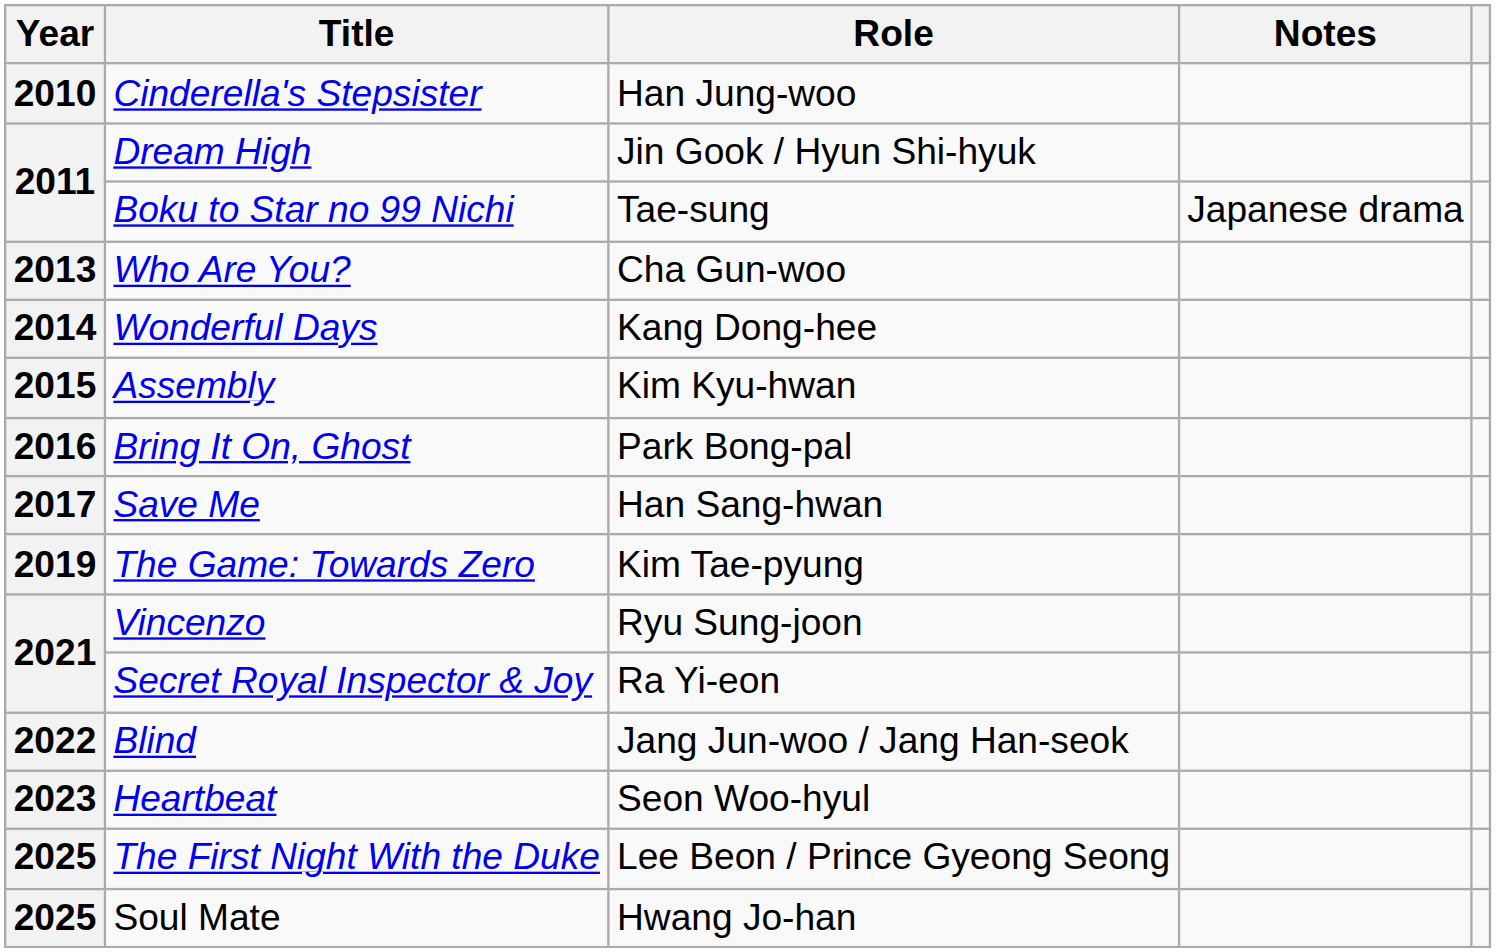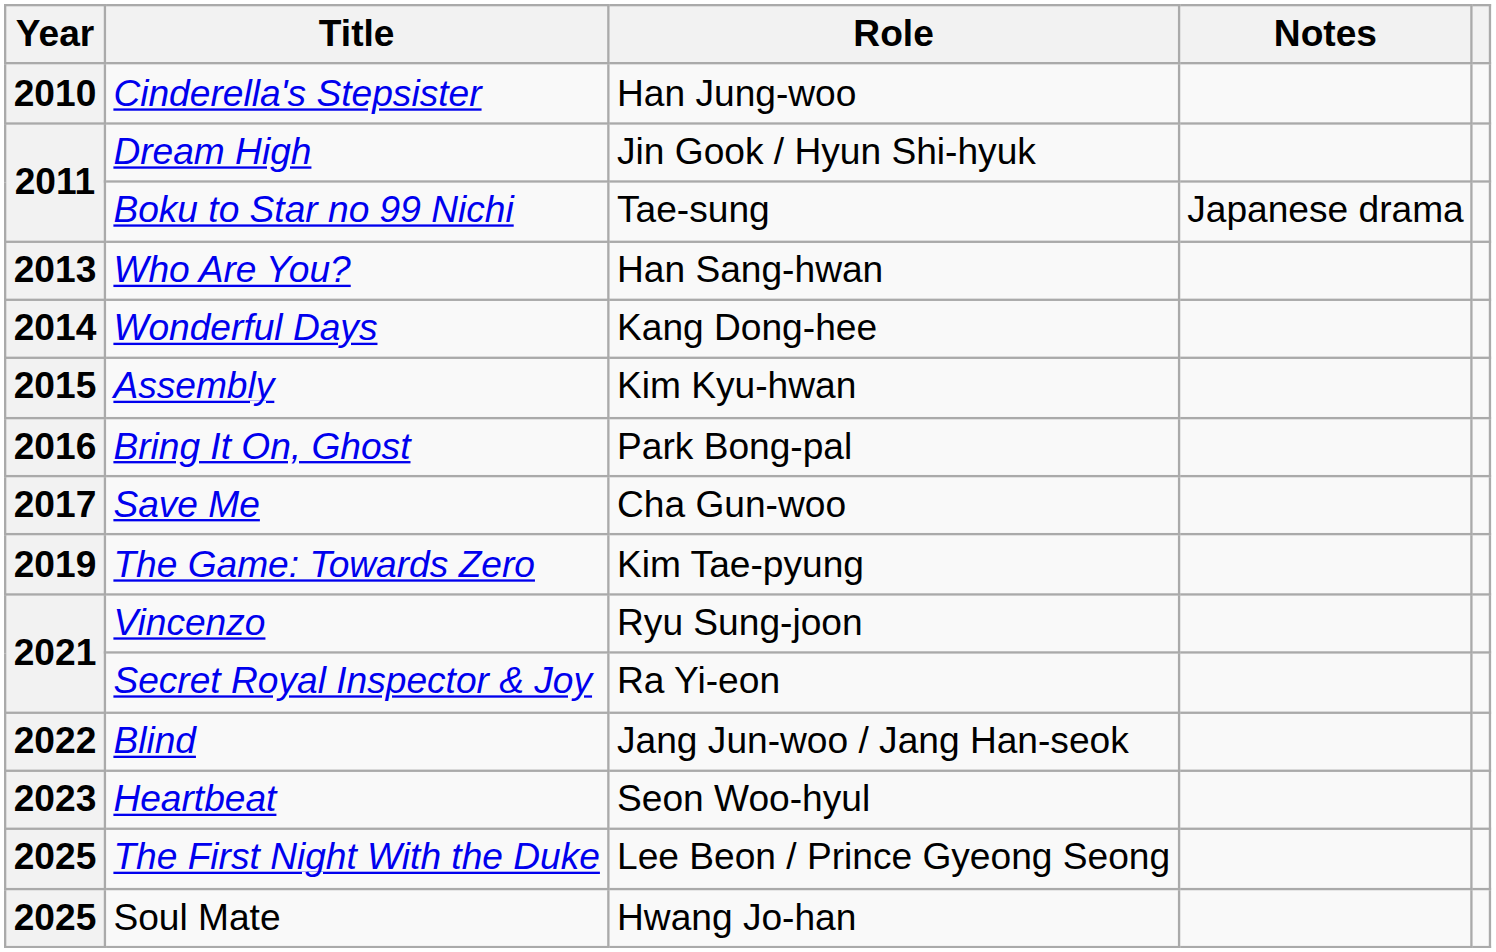(732, 269) Cha Gun-woo -> (750, 269) Han Sang-hwan
(750, 504) Han Sang-hwan -> (732, 504) Cha Gun-woo
